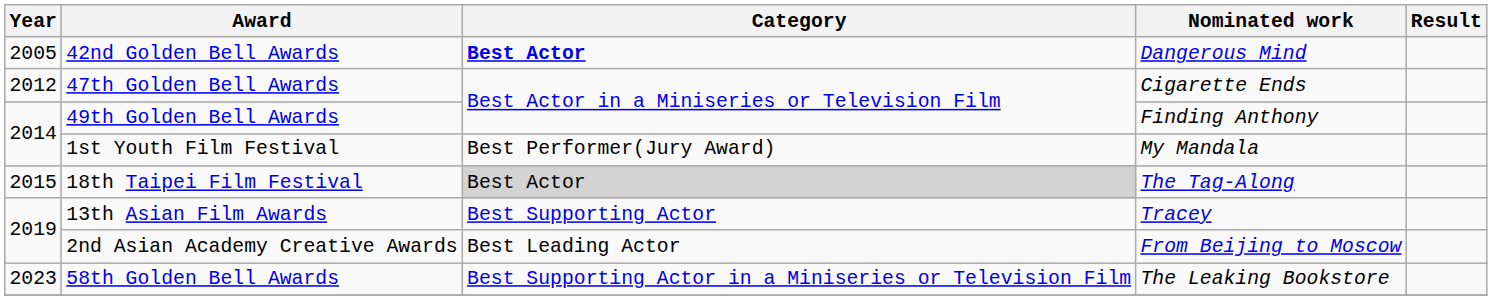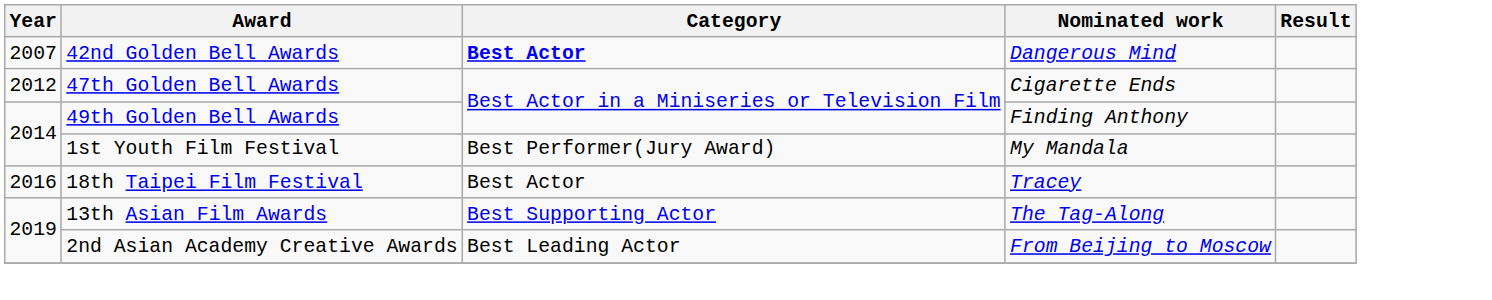(33, 53) 2005 -> (33, 53) 2007
(33, 182) 2015 -> (33, 182) 2016
(526, 182) lightgrey background -> (526, 182) no background
(1218, 182) The Tag-Along -> (1046, 182) Tracey
(1176, 214) Tracey -> (1087, 214) The Tag-Along
- row: (203, 279)
